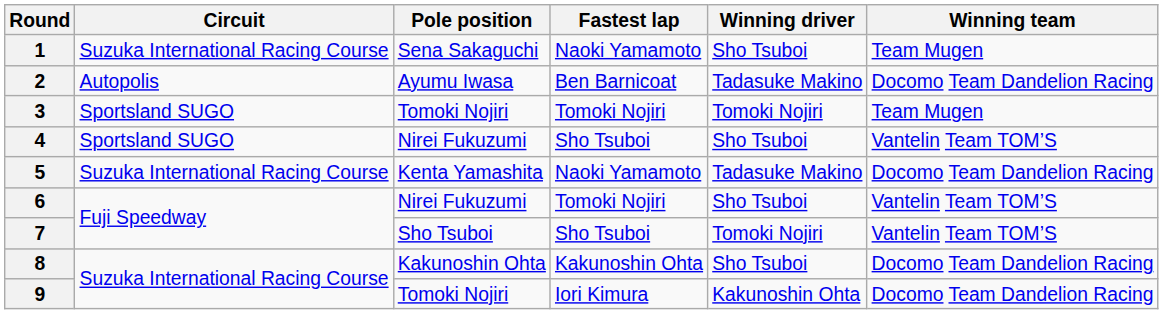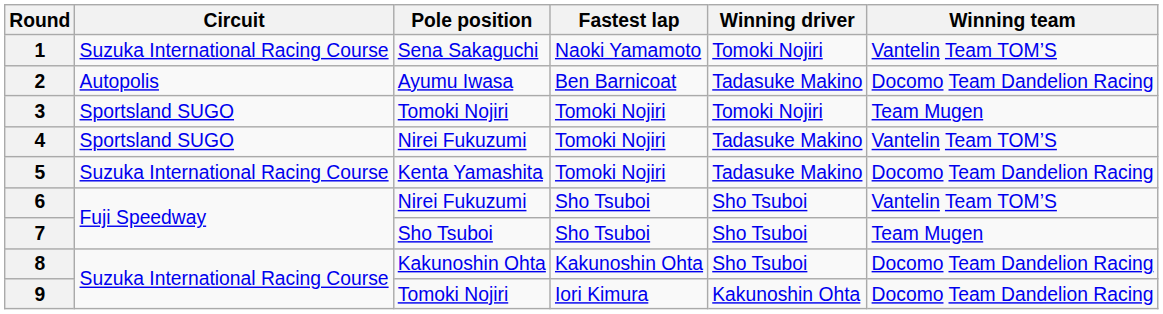(760, 50) Sho Tsuboi -> (767, 50) Tomoki Nojiri
(927, 50) Team Mugen -> (964, 50) Vantelin Team TOM’S
(603, 141) Sho Tsuboi -> (610, 141) Tomoki Nojiri
(760, 141) Sho Tsuboi -> (787, 141) Tadasuke Makino
(628, 172) Naoki Yamamoto -> (610, 172) Tomoki Nojiri
(610, 202) Tomoki Nojiri -> (603, 202) Sho Tsuboi
(767, 233) Tomoki Nojiri -> (760, 233) Sho Tsuboi
(964, 233) Vantelin Team TOM’S -> (927, 233) Team Mugen
